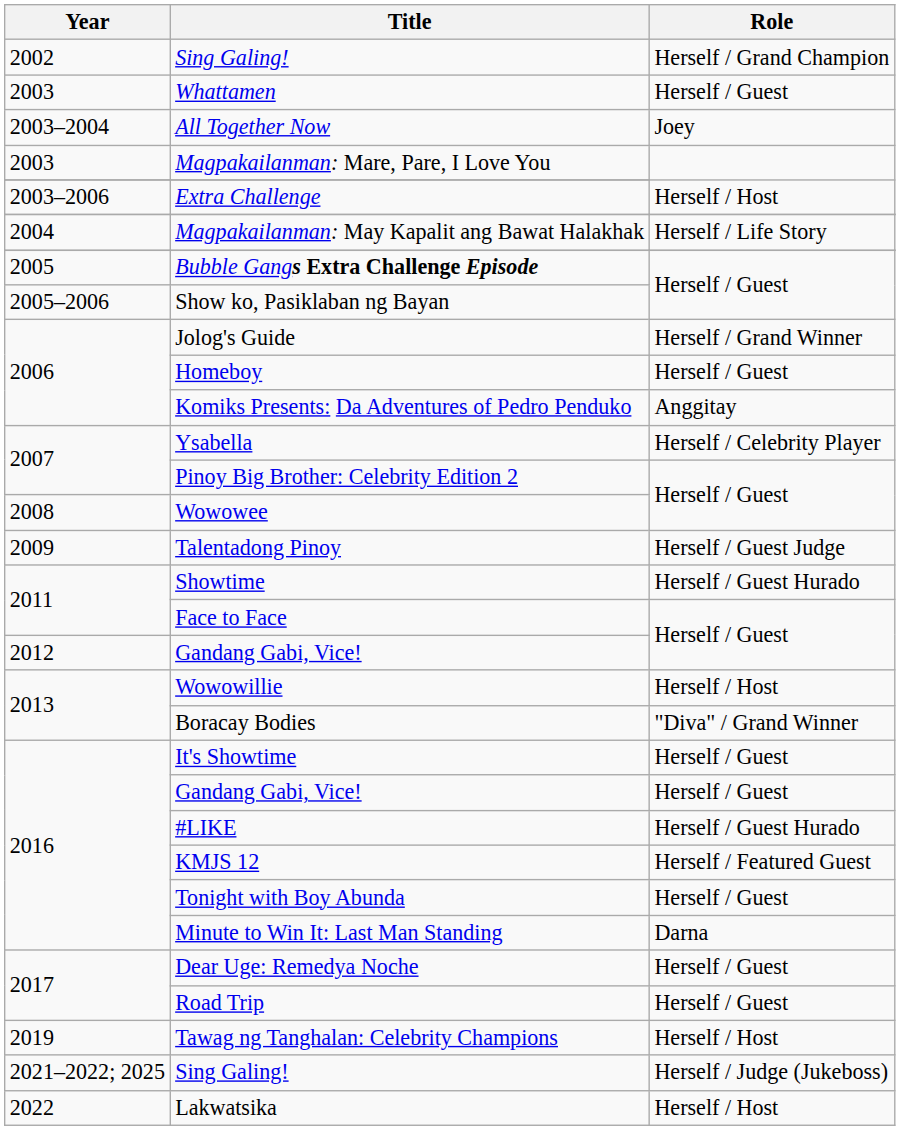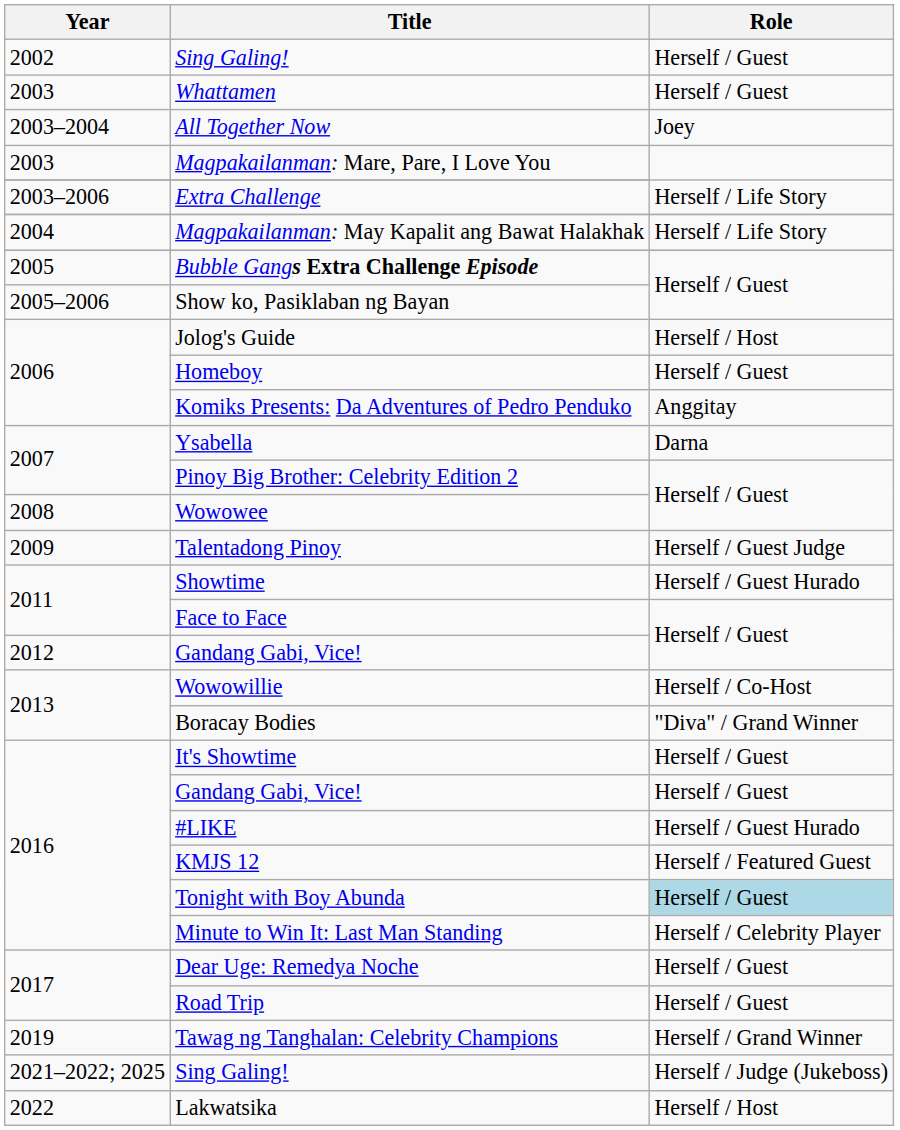(772, 57) Herself / Grand Champion -> (721, 57) Herself / Guest
(716, 197) Herself / Host -> (741, 197) Herself / Life Story
(758, 337) Herself / Grand Winner -> (716, 337) Herself / Host
(768, 442) Herself / Celebrity Player -> (681, 442) Darna
(716, 687) Herself / Host -> (733, 687) Herself / Co-Host
(721, 897) no background -> (721, 897) lightblue background
(681, 932) Darna -> (768, 932) Herself / Celebrity Player
(716, 1037) Herself / Host -> (758, 1037) Herself / Grand Winner
